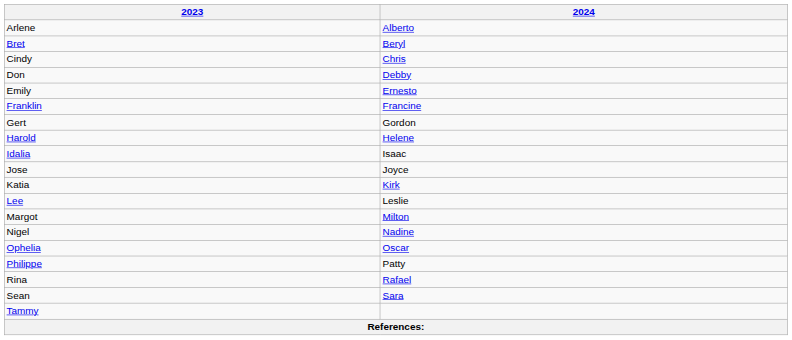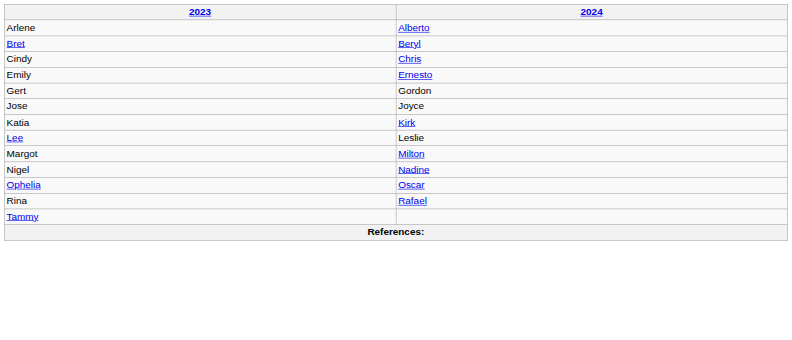- row: (16, 75)
- row: (24, 106)
- row: (21, 138)
- row: (18, 153)
- row: (24, 264)
- row: (18, 295)
